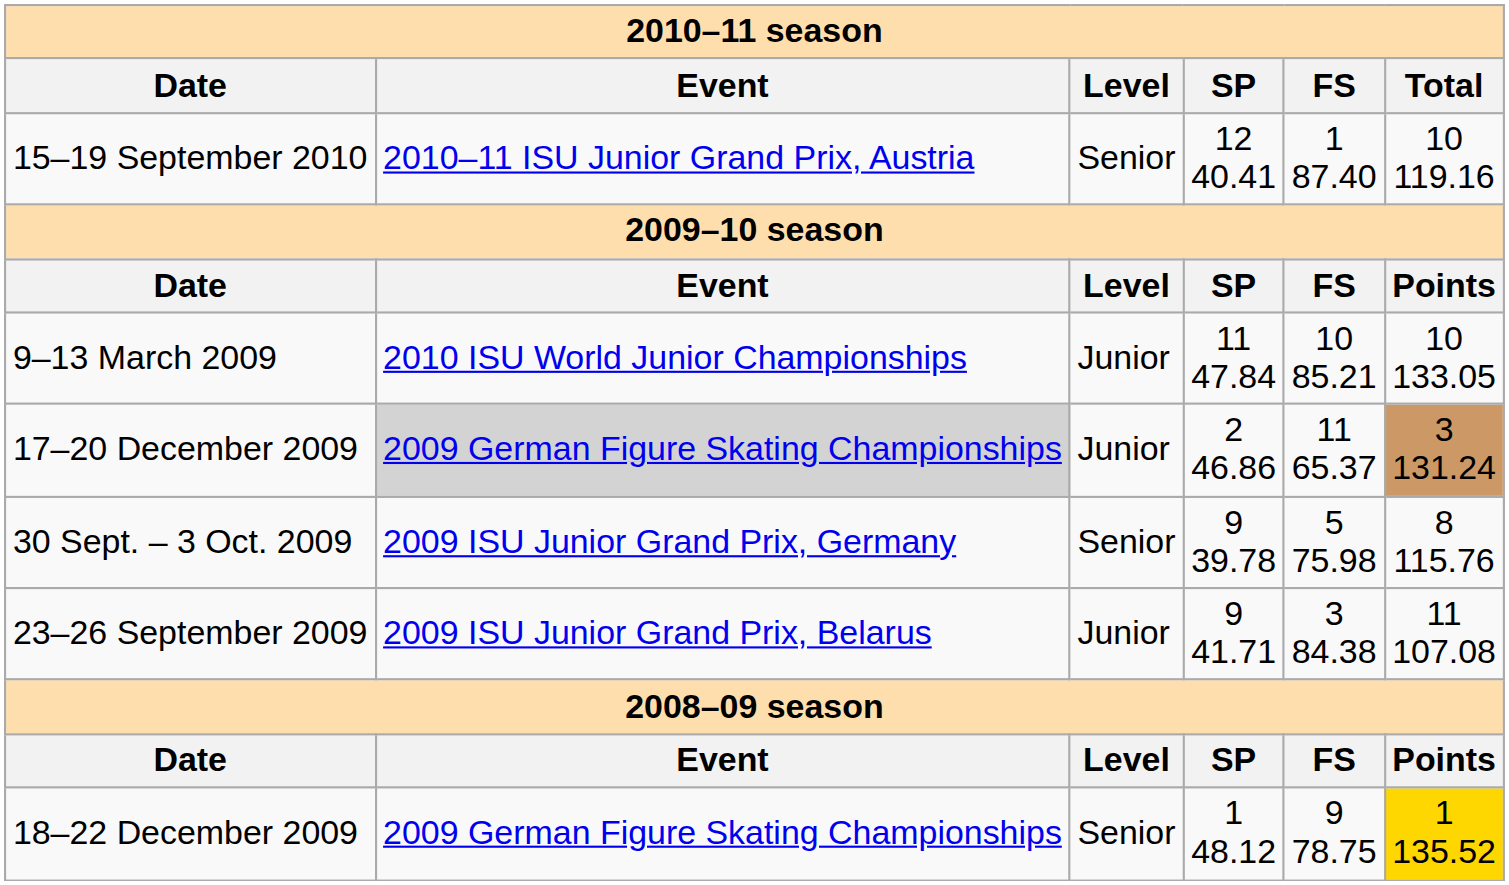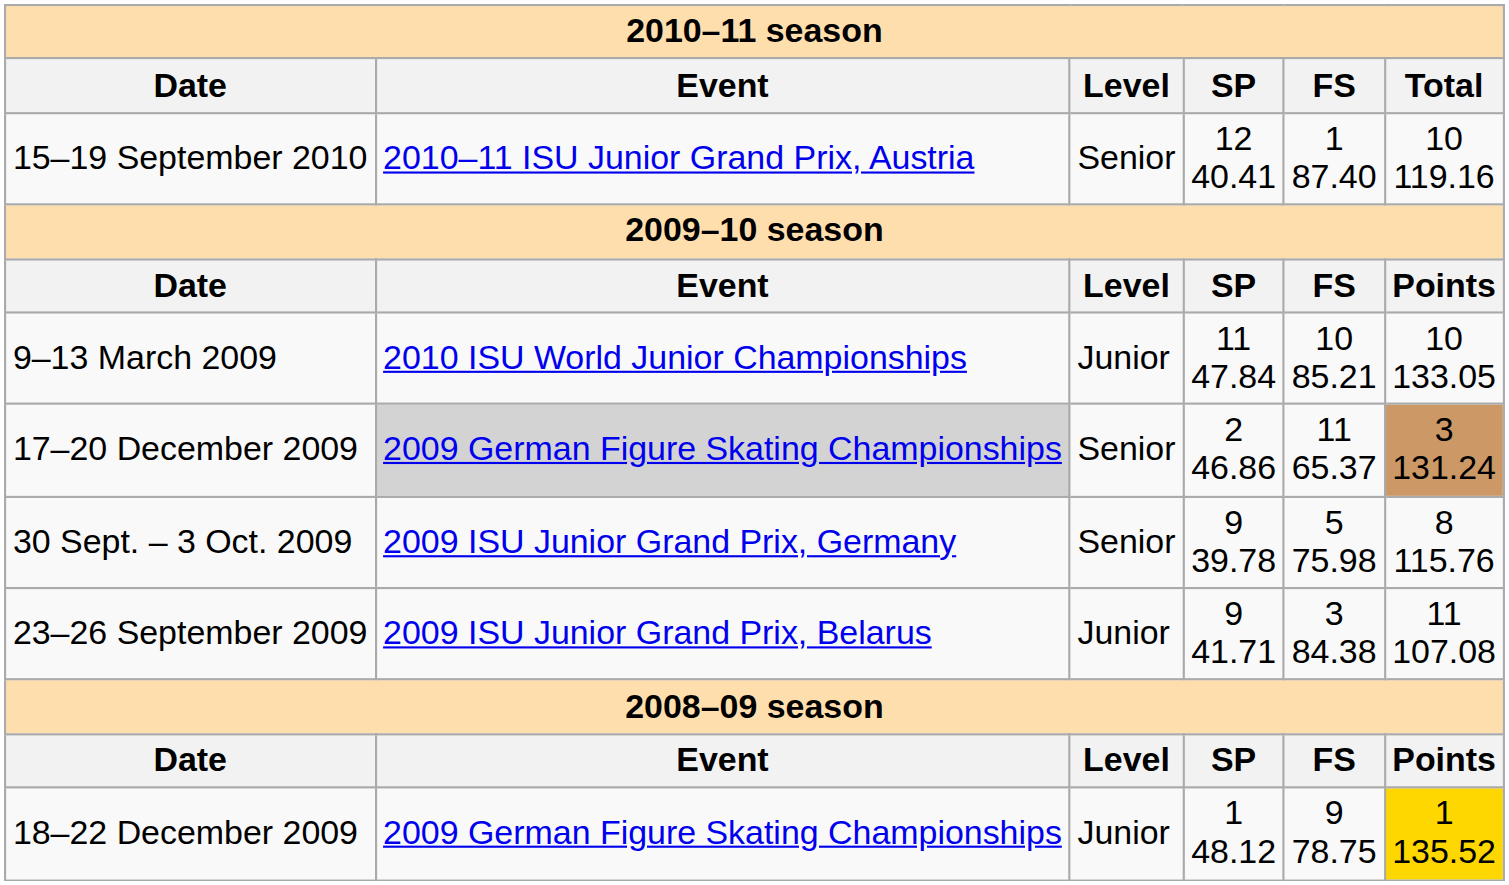(1124, 449) Junior -> (1127, 449) Senior
(1127, 833) Senior -> (1124, 833) Junior
